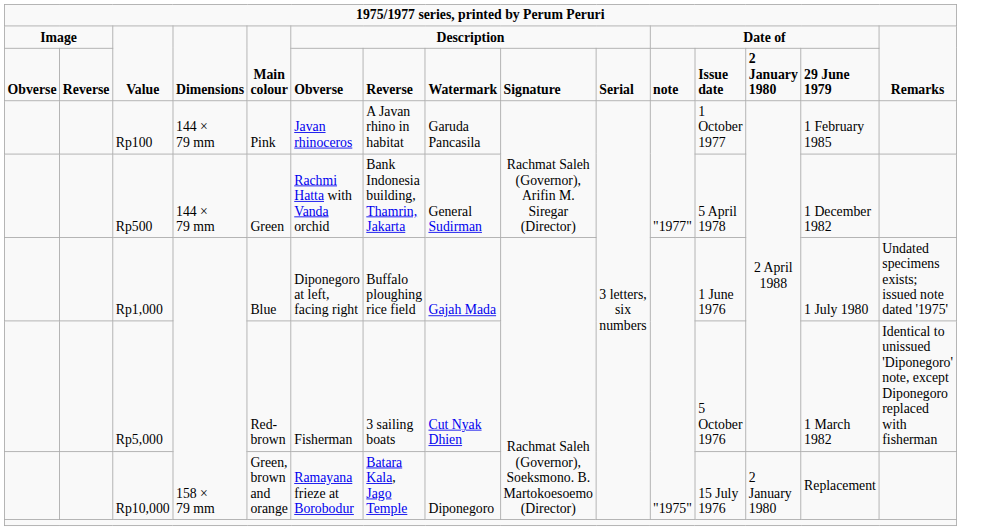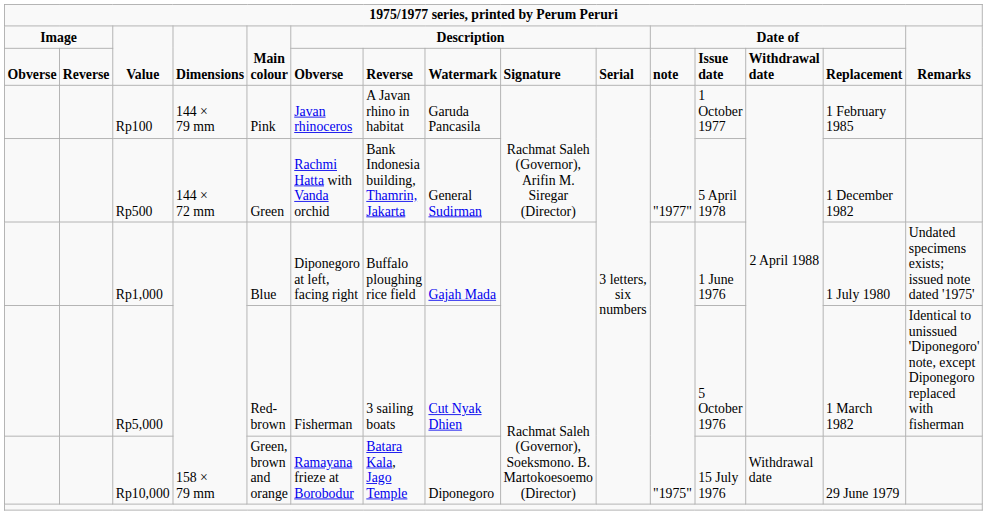(773, 74) 2 January 1980 -> (784, 66) Withdrawal date
(827, 82) 29 June 1979 -> (864, 74) Replacement
(195, 218) 144 × 79 mm -> (195, 203) 144 × 72 mm
(770, 493) 2 January 1980 -> (781, 470) Withdrawal date
(840, 485) Replacement -> (863, 493) 29 June 1979
